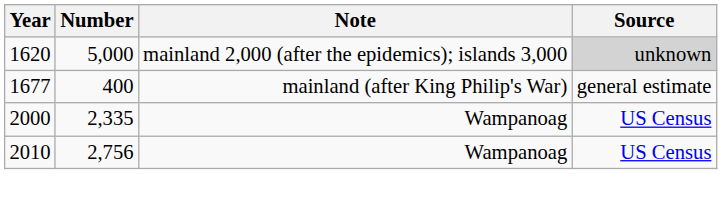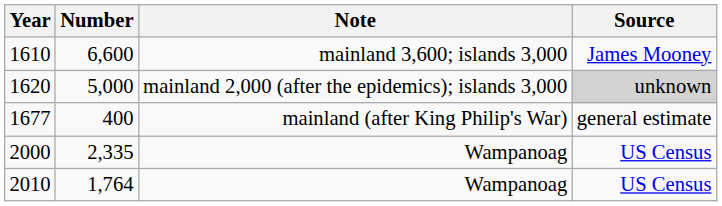+ row: (30, 53)
(110, 151) 2,756 -> (110, 184) 1,764
